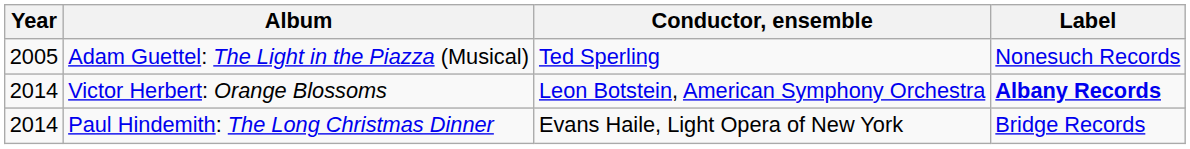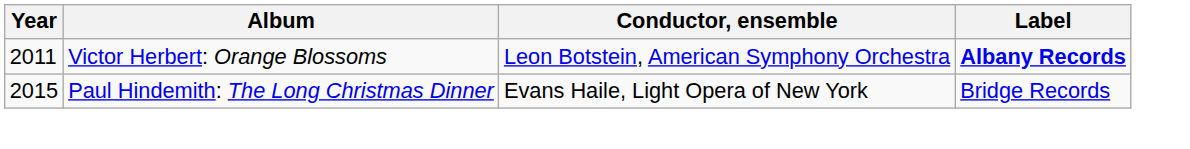- row: (299, 56)
(34, 90) 2014 -> (33, 56) 2011
(34, 125) 2014 -> (34, 90) 2015
